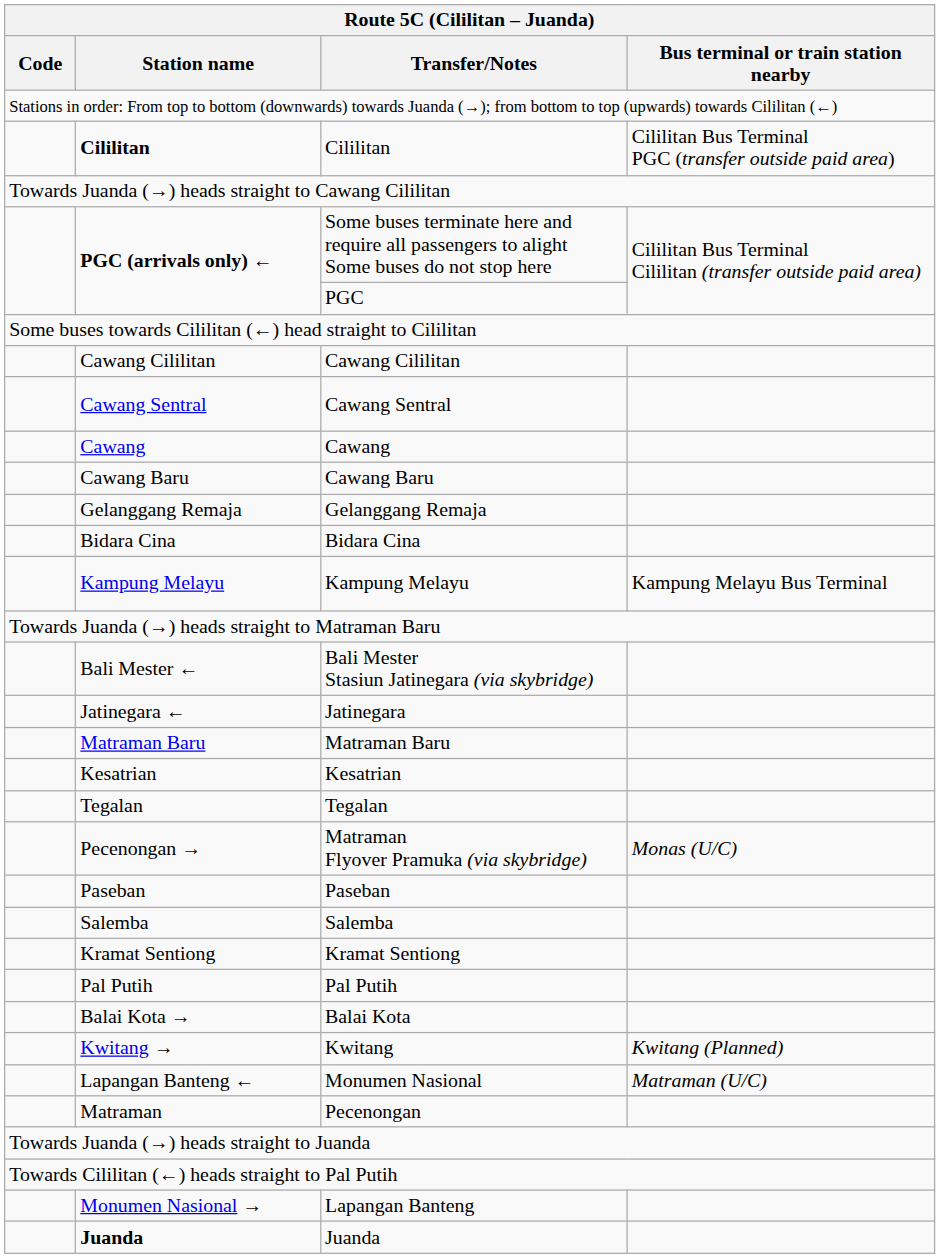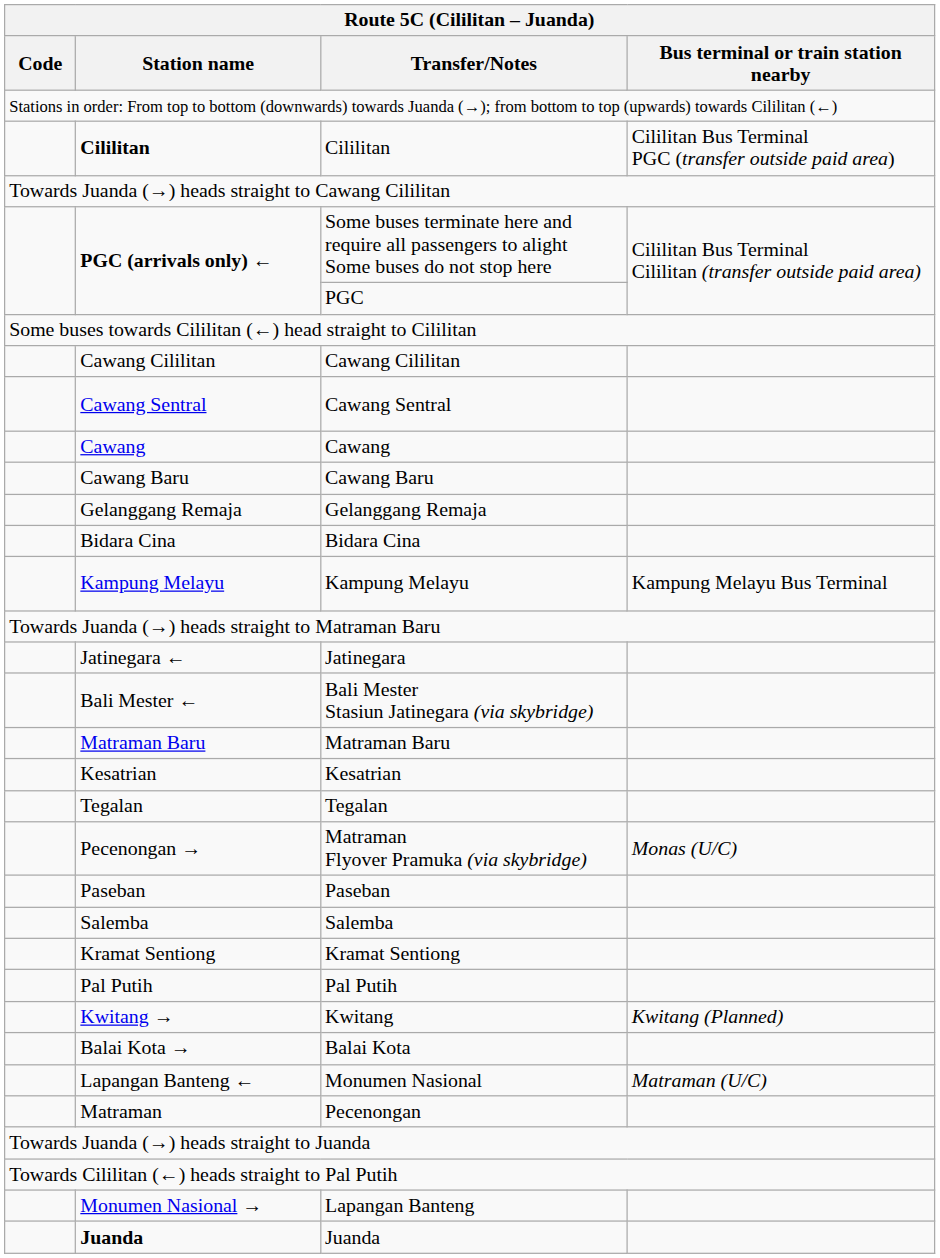rows swapped: (365, 711) <-> (459, 668)
rows swapped: (359, 1048) <-> (368, 1016)
